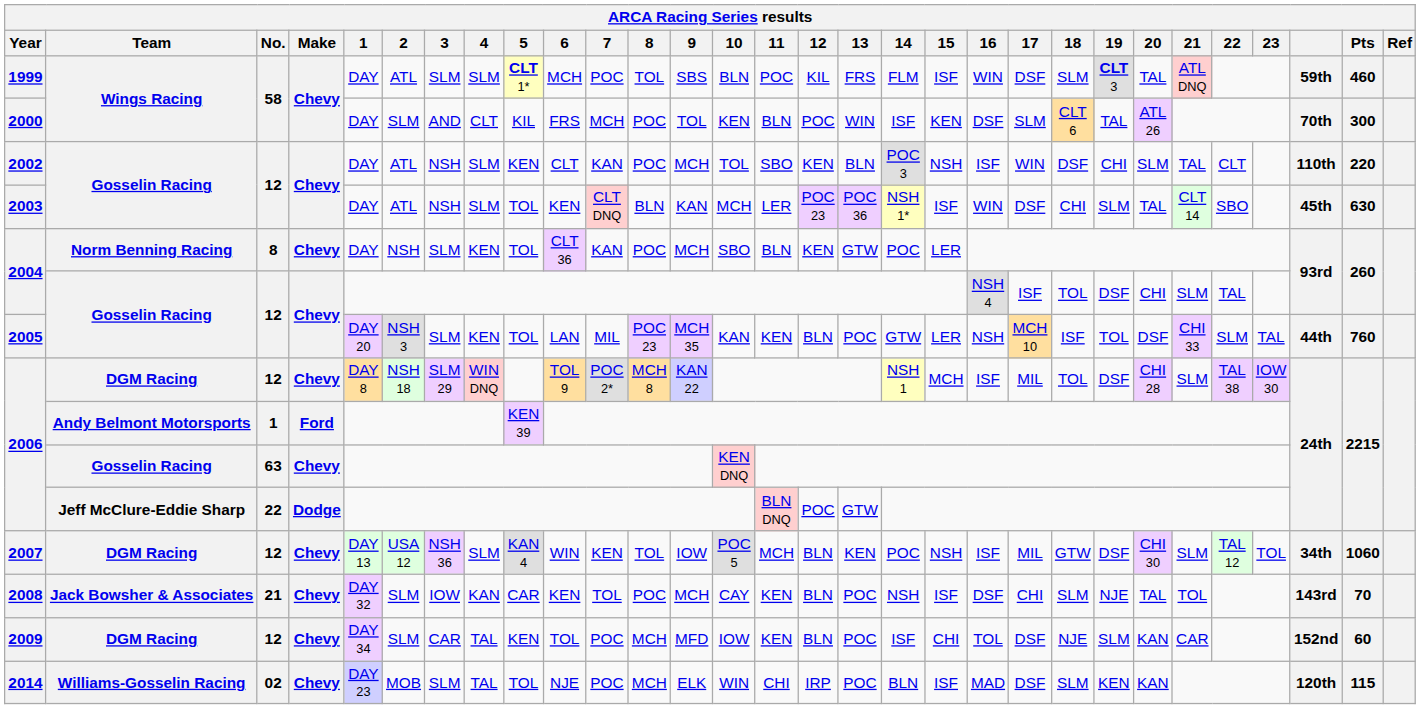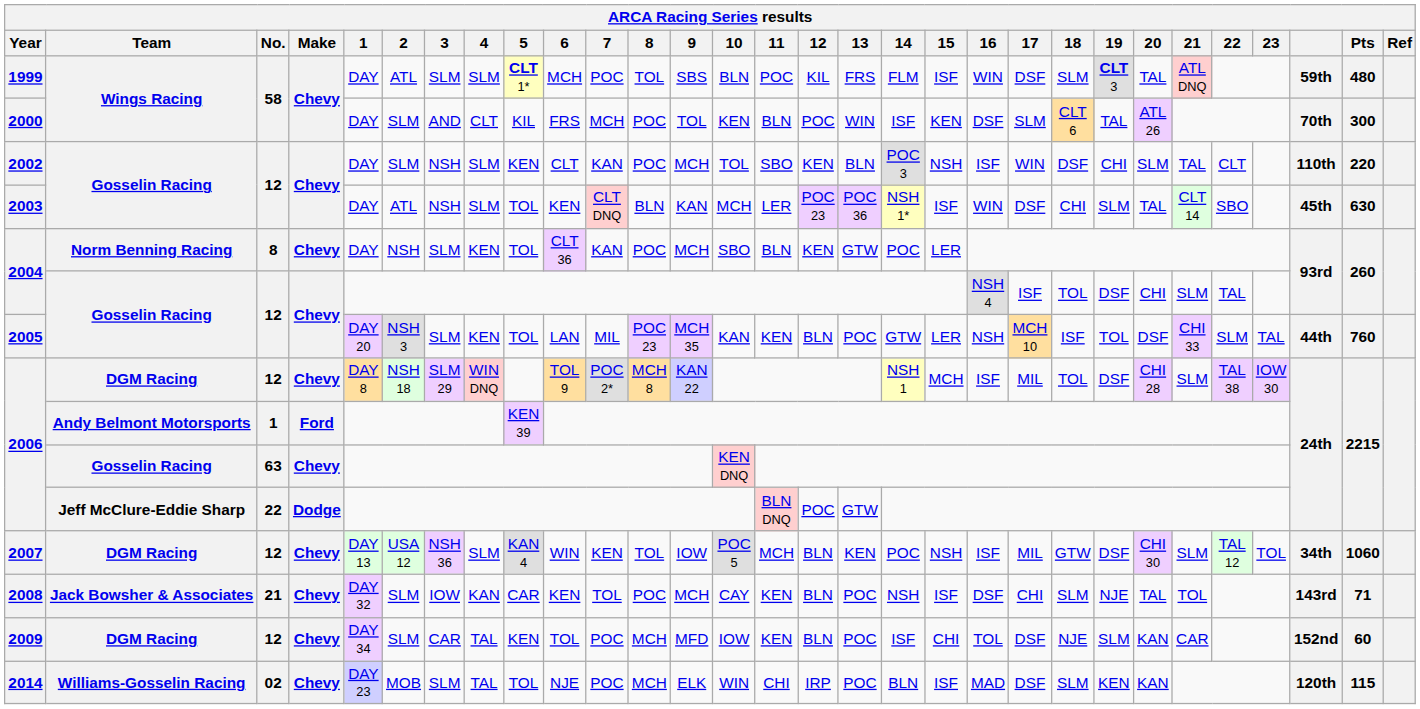(1363, 77) 460 -> (1363, 77) 480
(404, 163) ATL -> (404, 163) SLM
(1363, 596) 70 -> (1363, 596) 71
